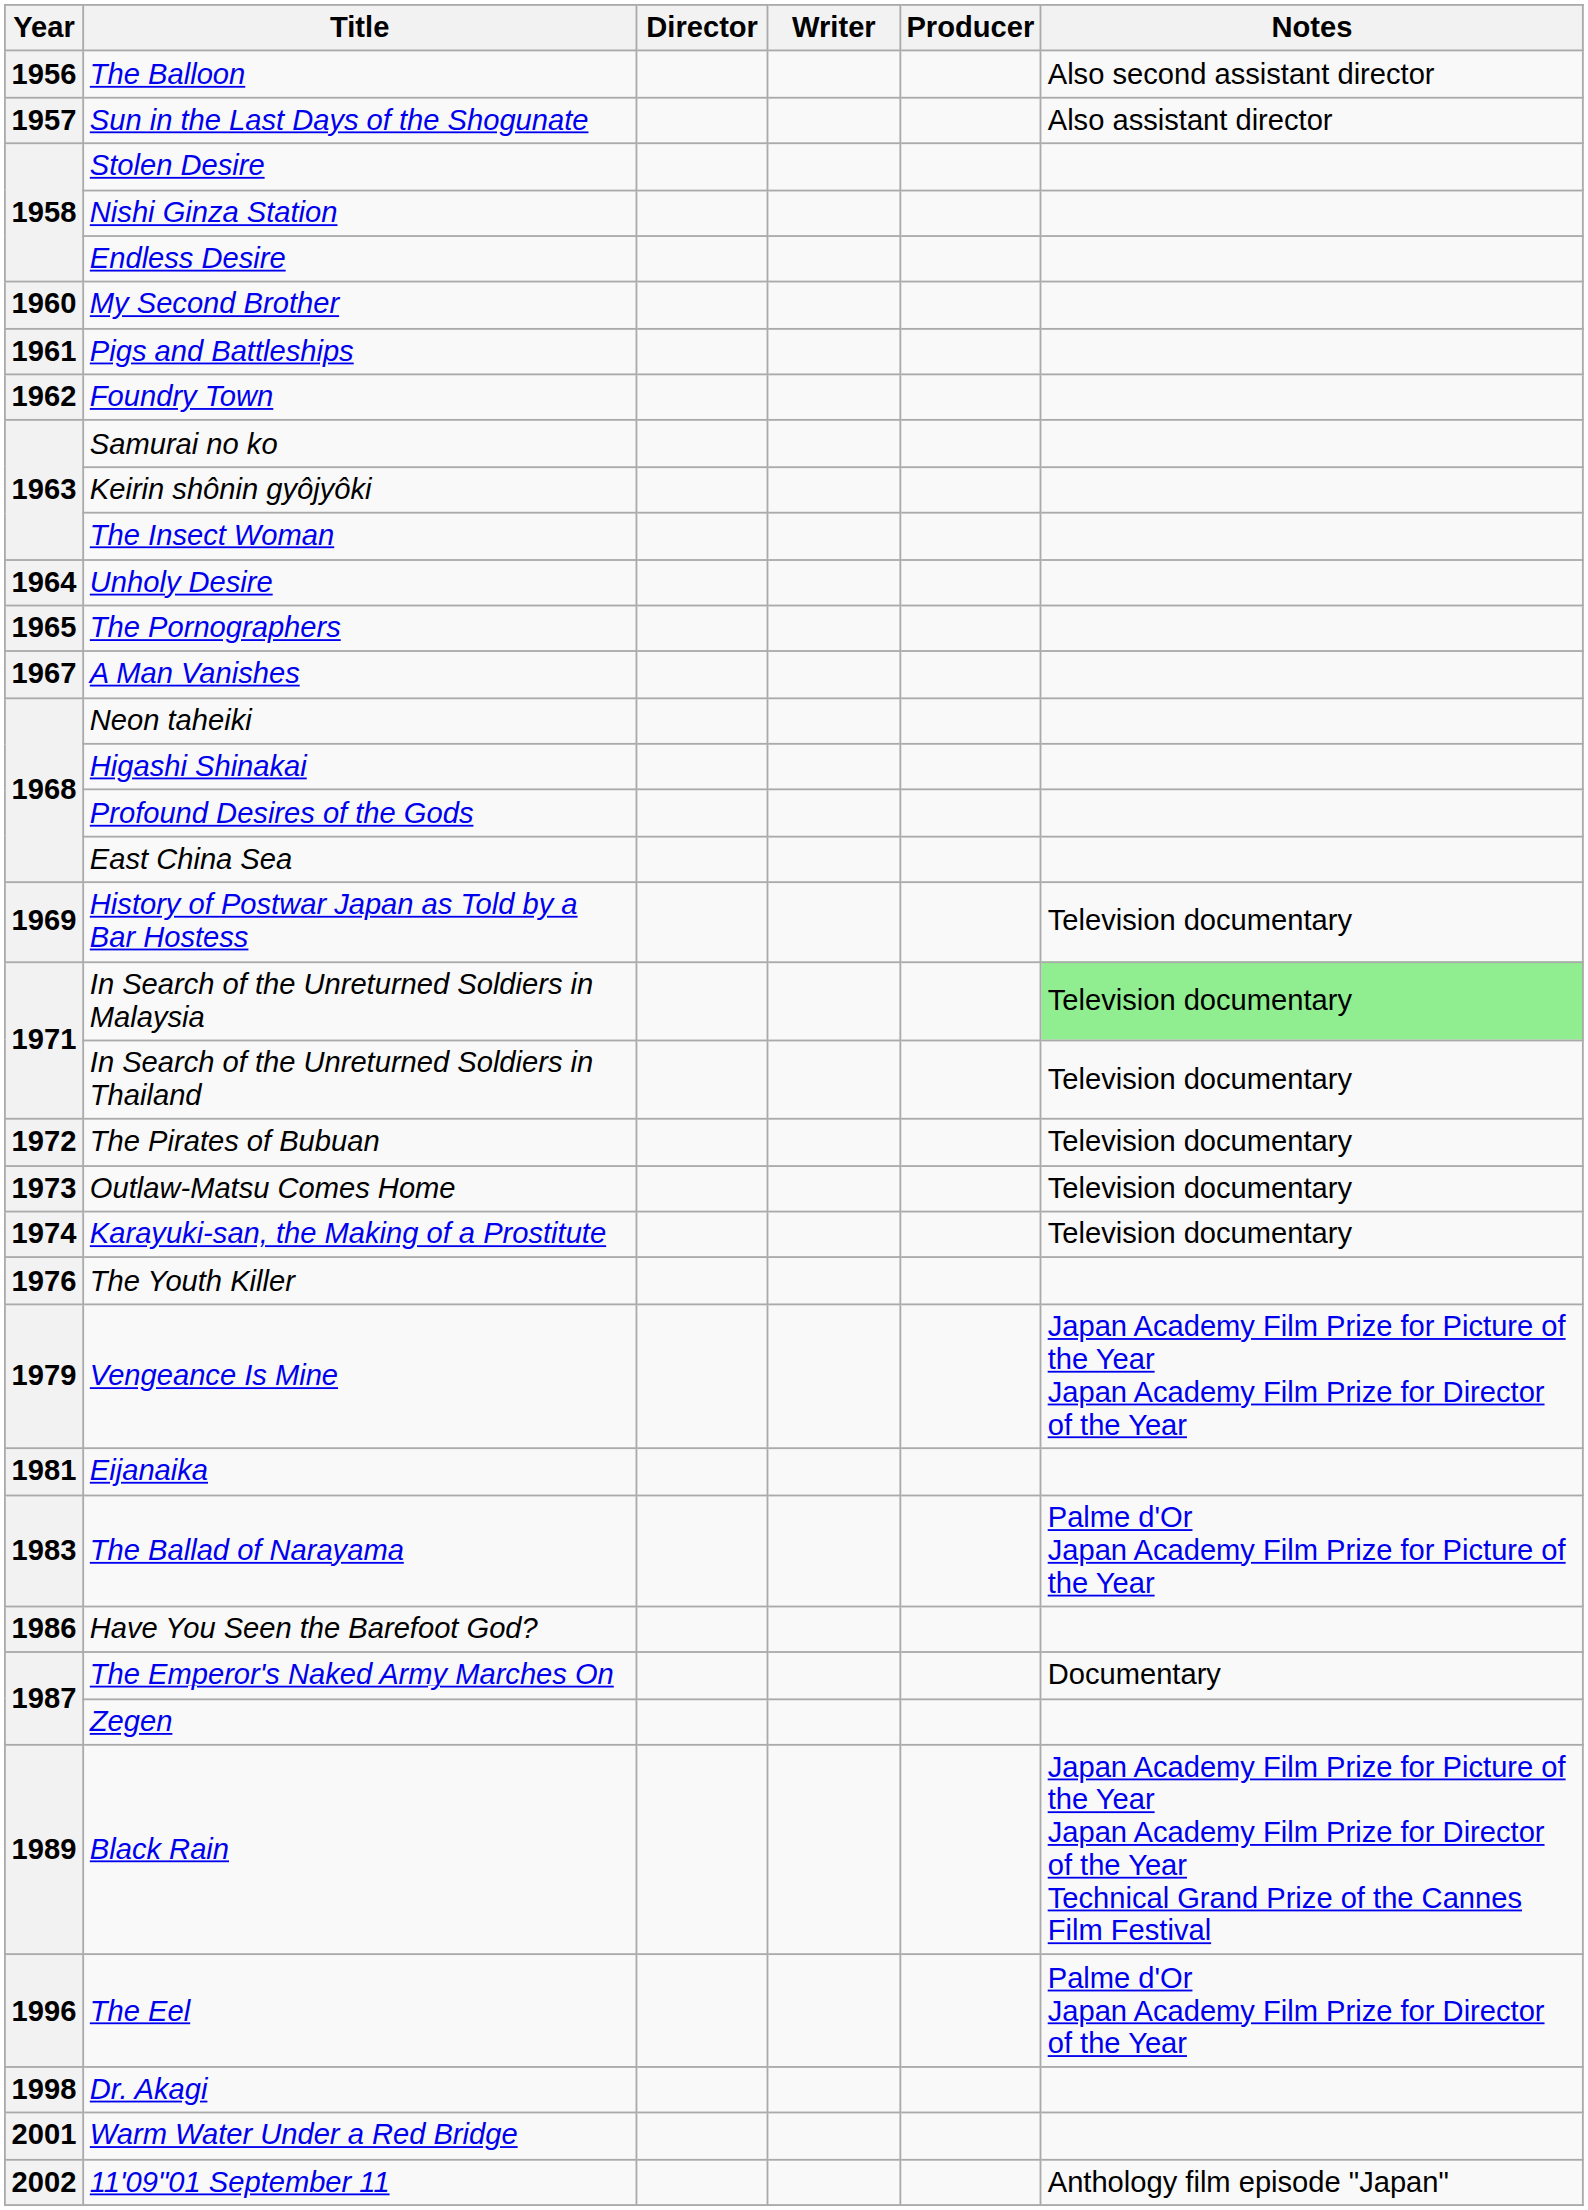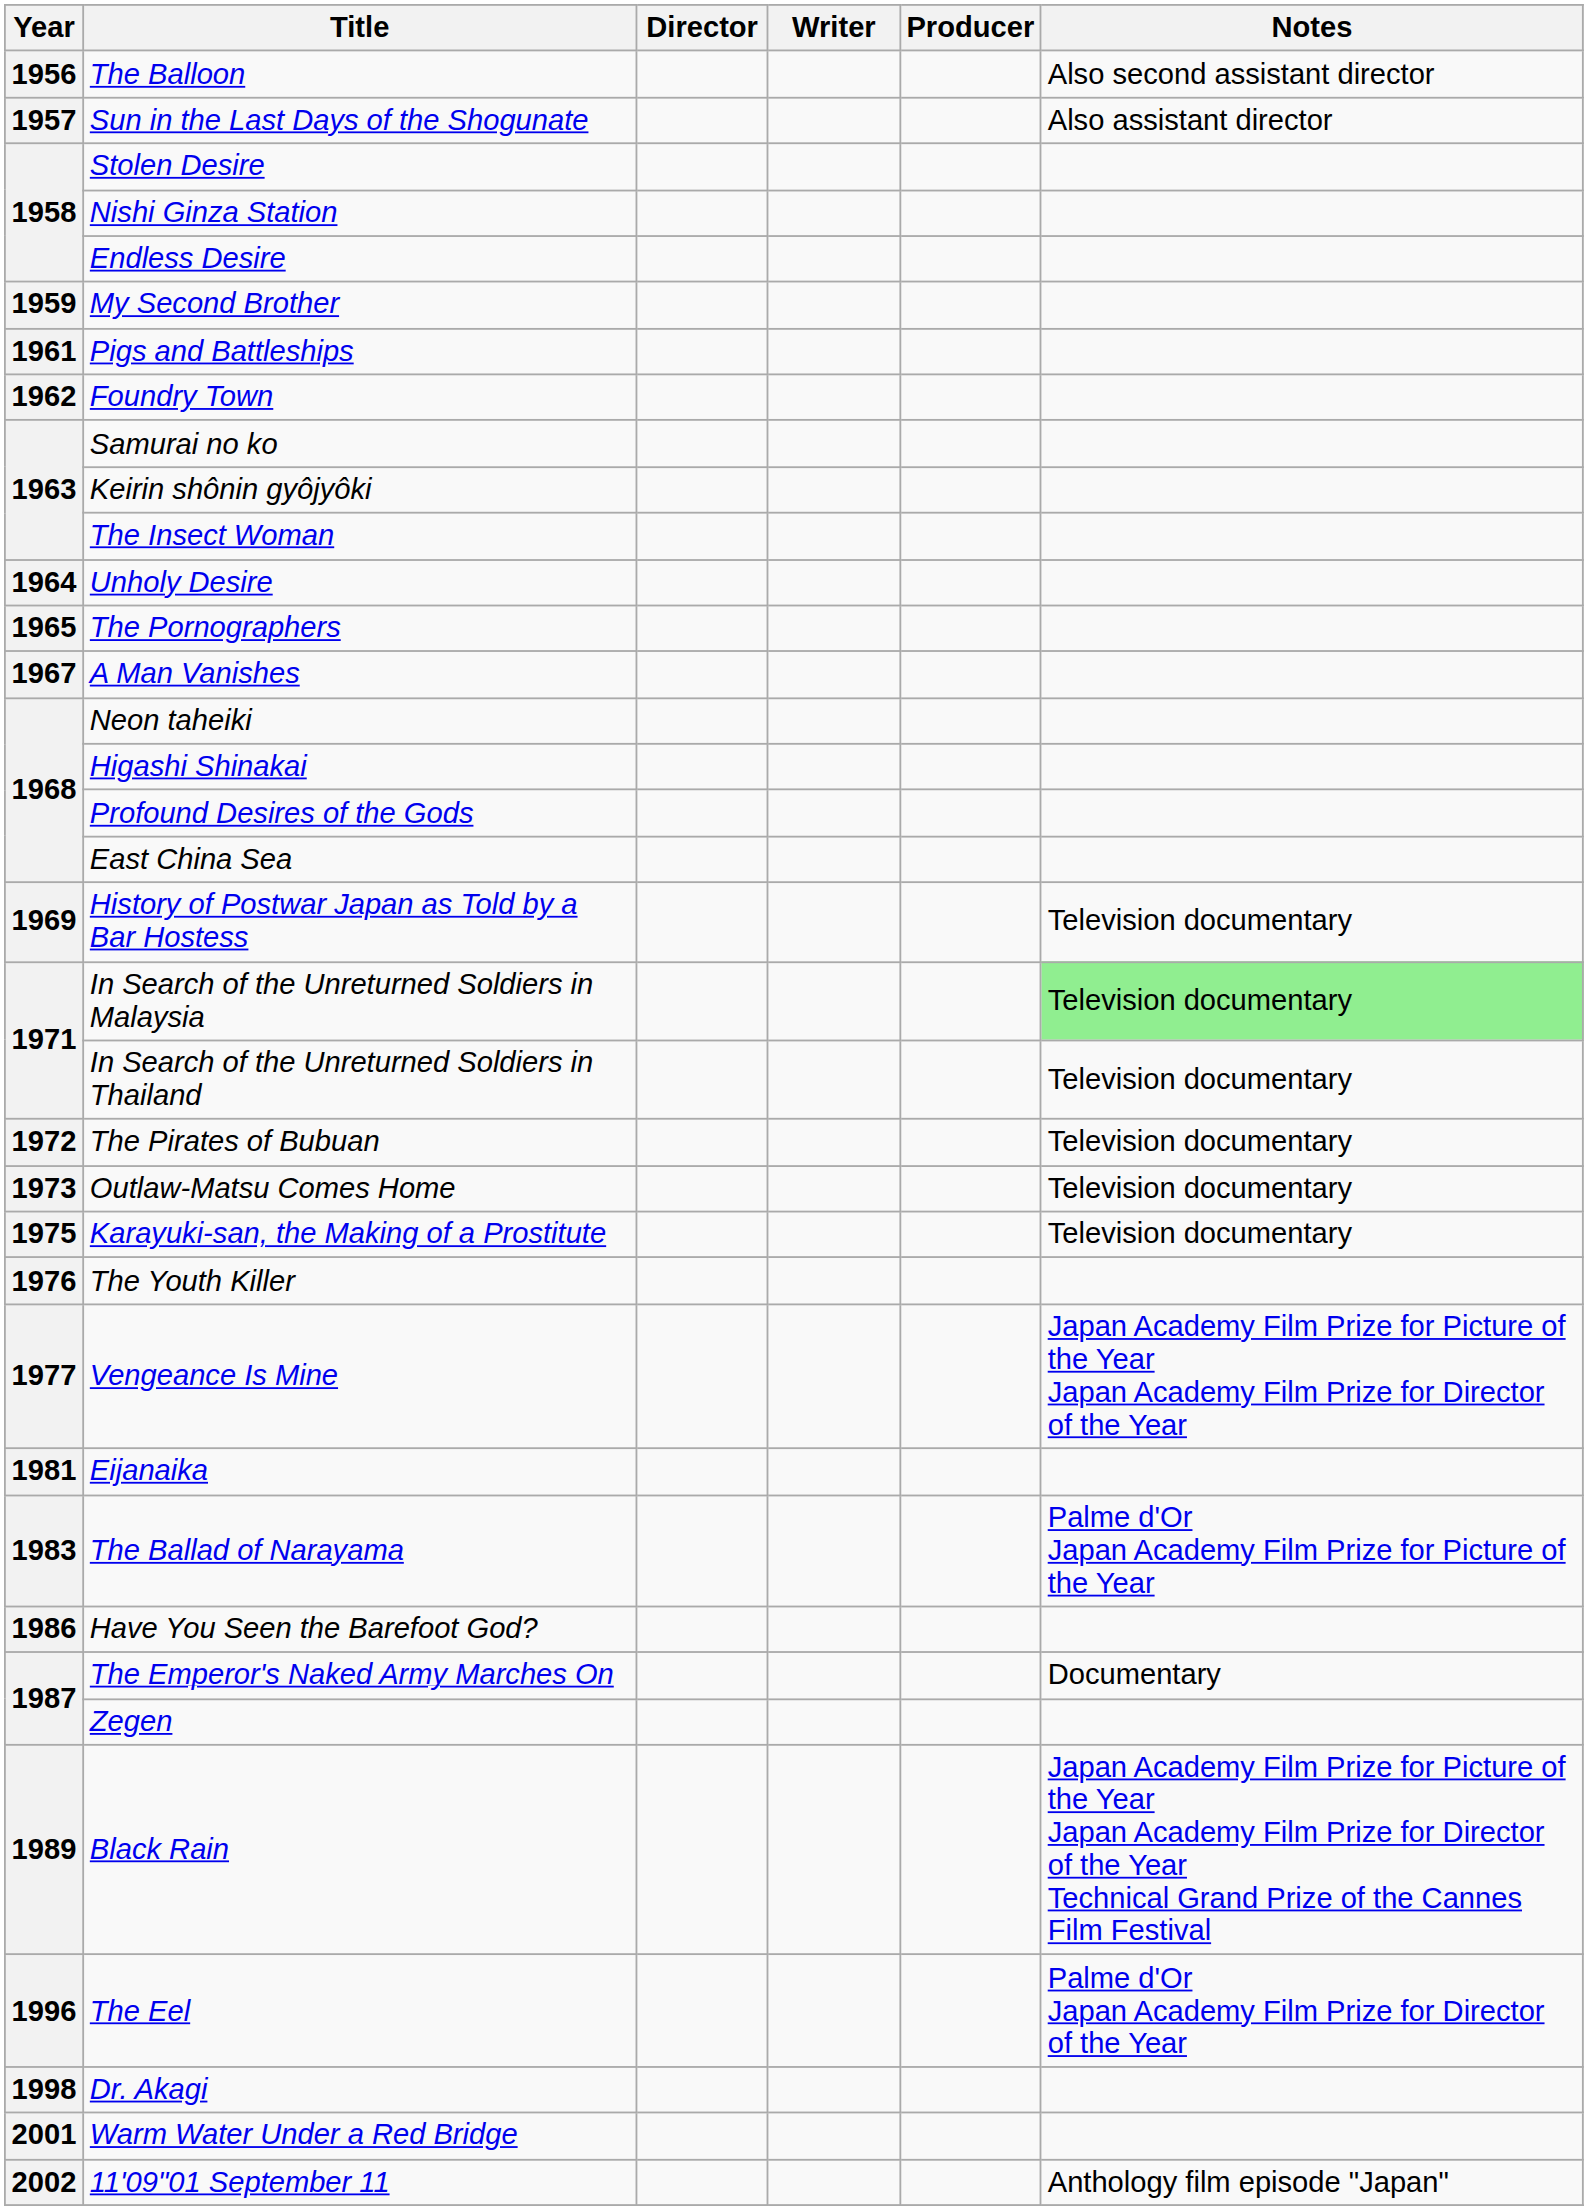(44, 304) 1960 -> (44, 304) 1959
(44, 1234) 1974 -> (44, 1234) 1975
(44, 1375) 1979 -> (44, 1375) 1977
